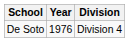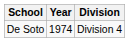(61, 29) 1976 -> (61, 29) 1974
